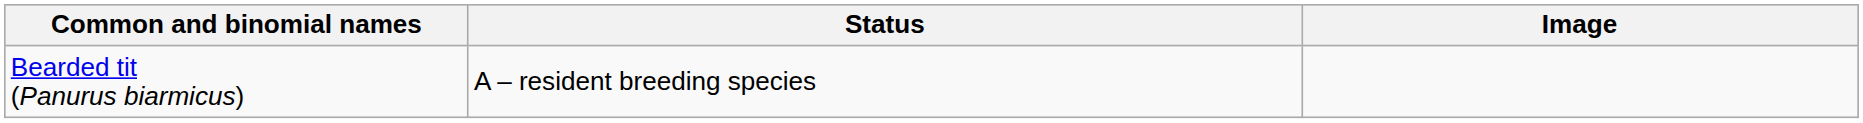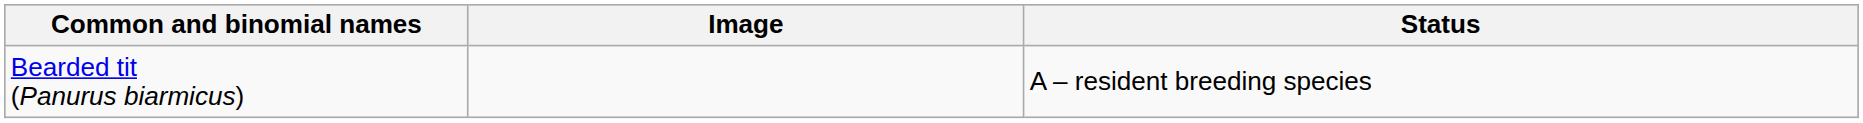columns swapped: (1580, 25) <-> (885, 25)
